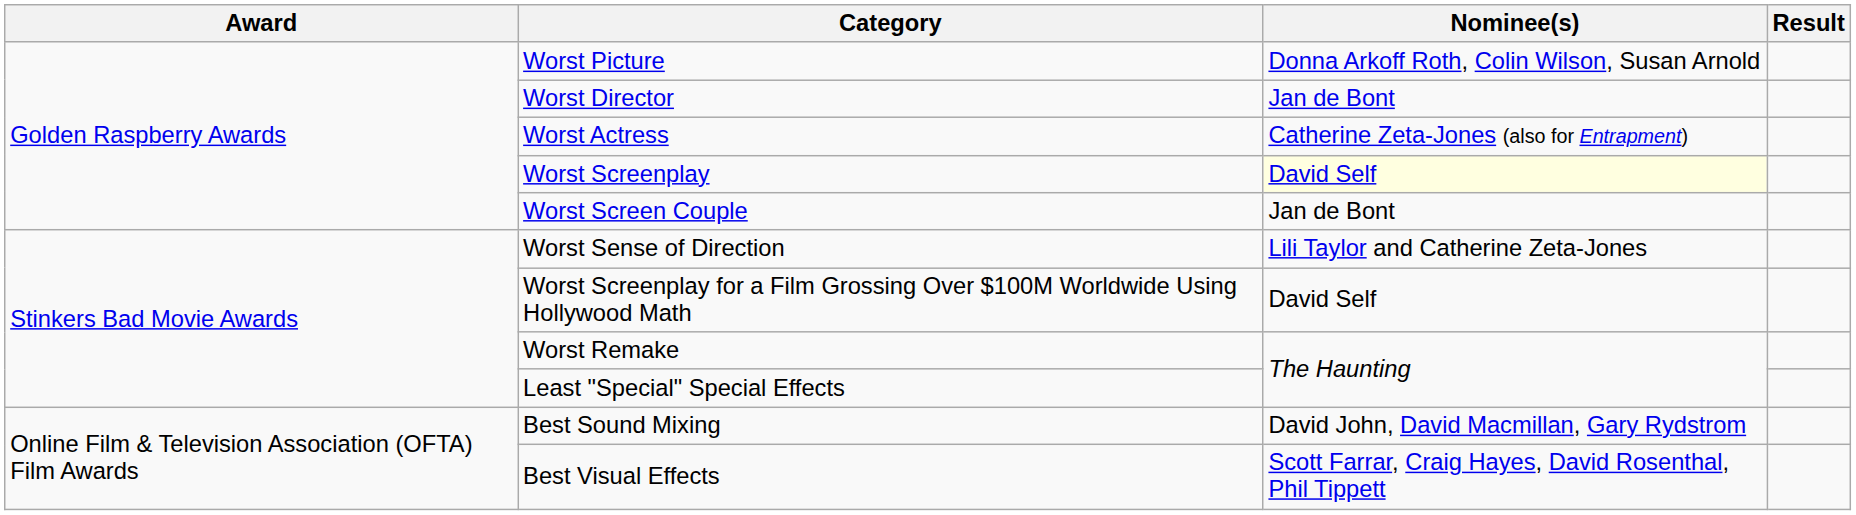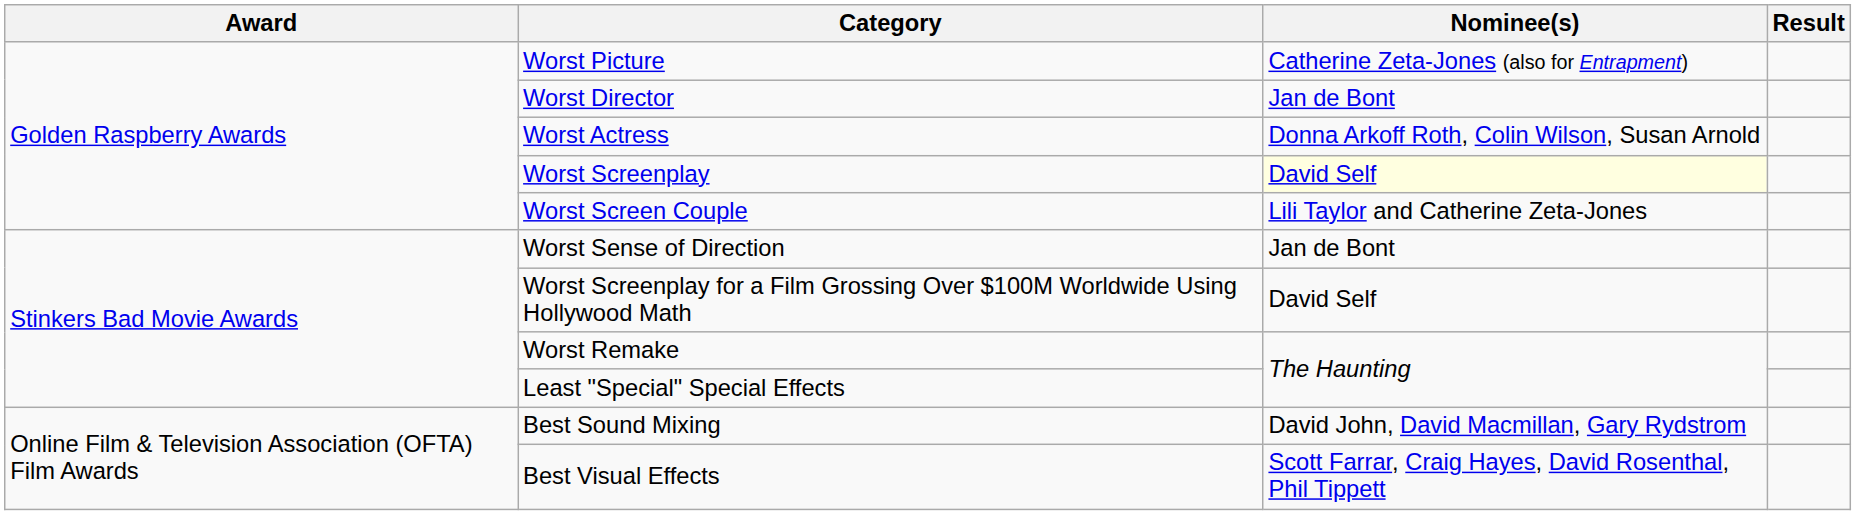(1514, 60) Donna Arkoff Roth, Colin Wilson, Susan Arnold -> (1478, 60) Catherine Zeta-Jones (also for Entrapment)
(1478, 135) Catherine Zeta-Jones (also for Entrapment) -> (1514, 135) Donna Arkoff Roth, Colin Wilson, Susan Arnold
(1332, 211) Jan de Bont -> (1458, 211) Lili Taylor and Catherine Zeta-Jones
(1458, 248) Lili Taylor and Catherine Zeta-Jones -> (1332, 248) Jan de Bont
